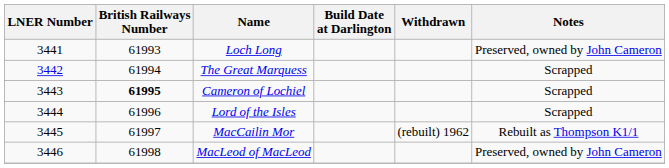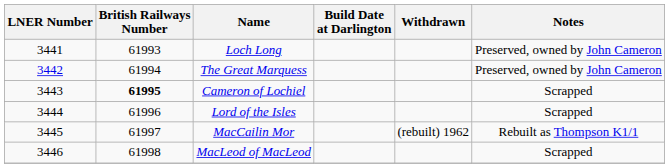(568, 70) Scrapped -> (568, 70) Preserved, owned by John Cameron
(568, 152) Preserved, owned by John Cameron -> (568, 152) Scrapped
